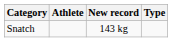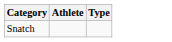- column: (114, 12)
